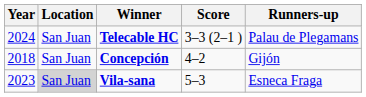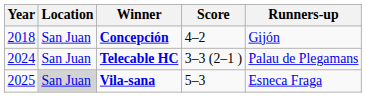rows swapped: (134, 59) <-> (139, 37)
(21, 80) 2023 -> (21, 80) 2025
